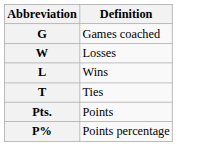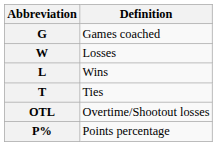+ row: (42, 111)
- row: (42, 111)
